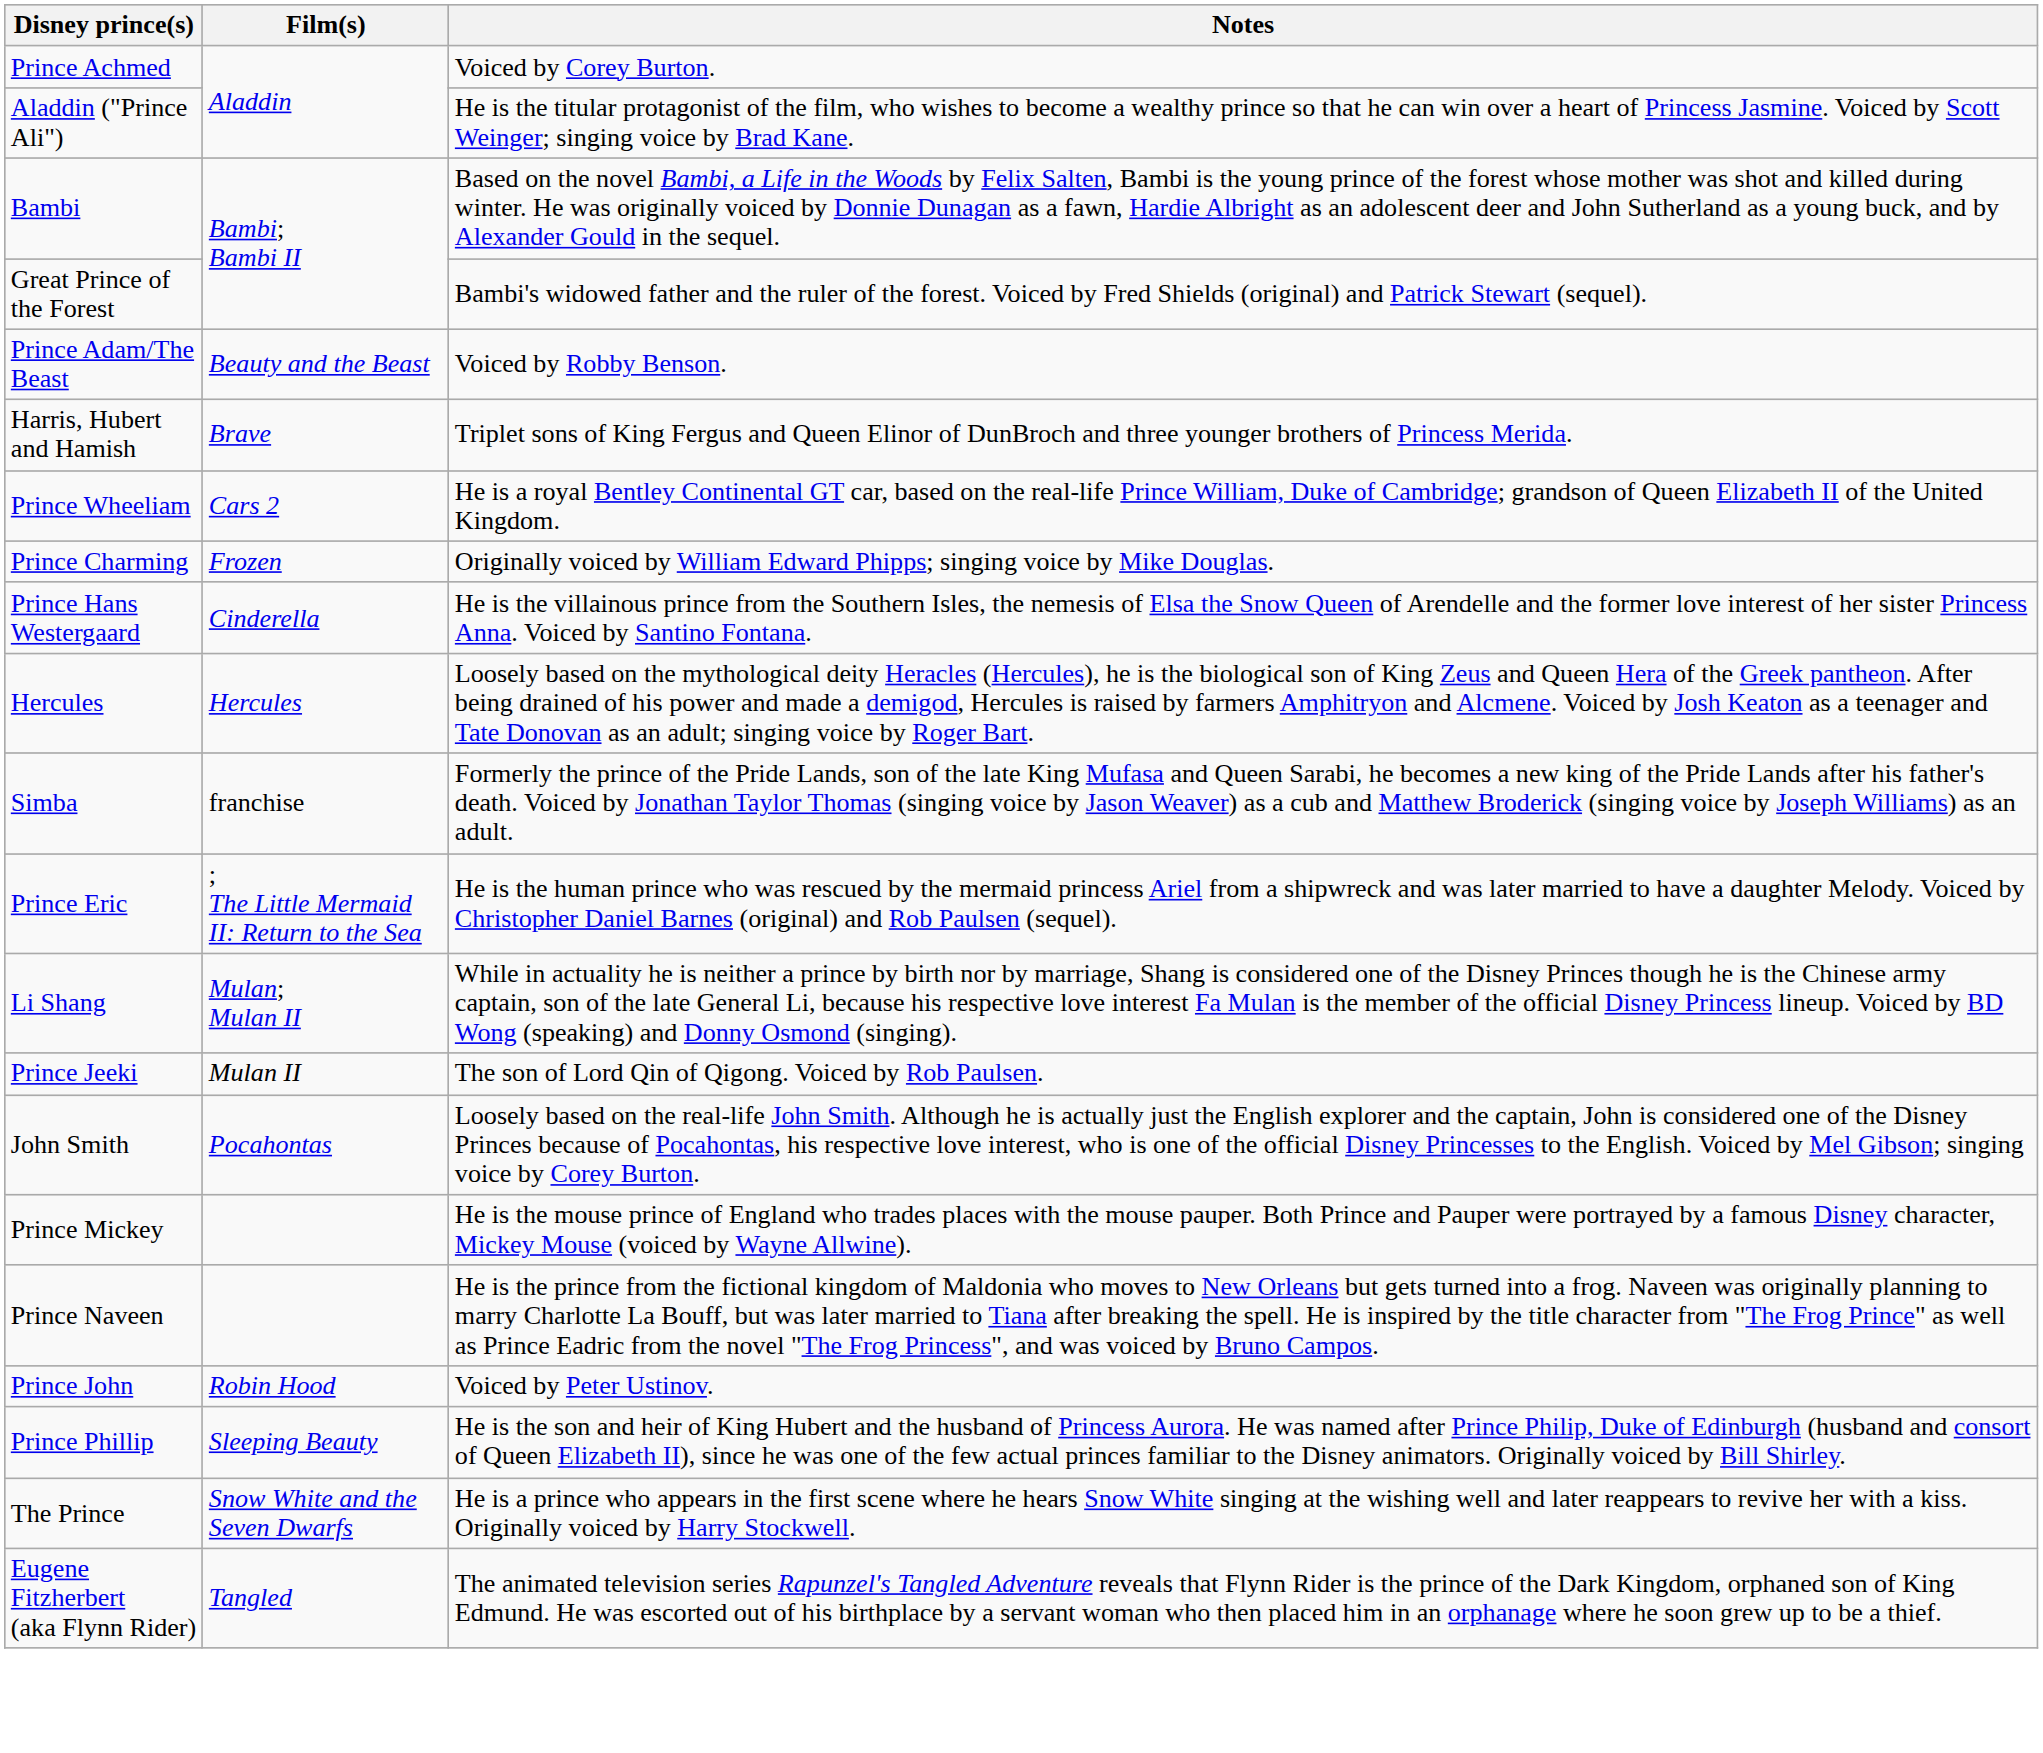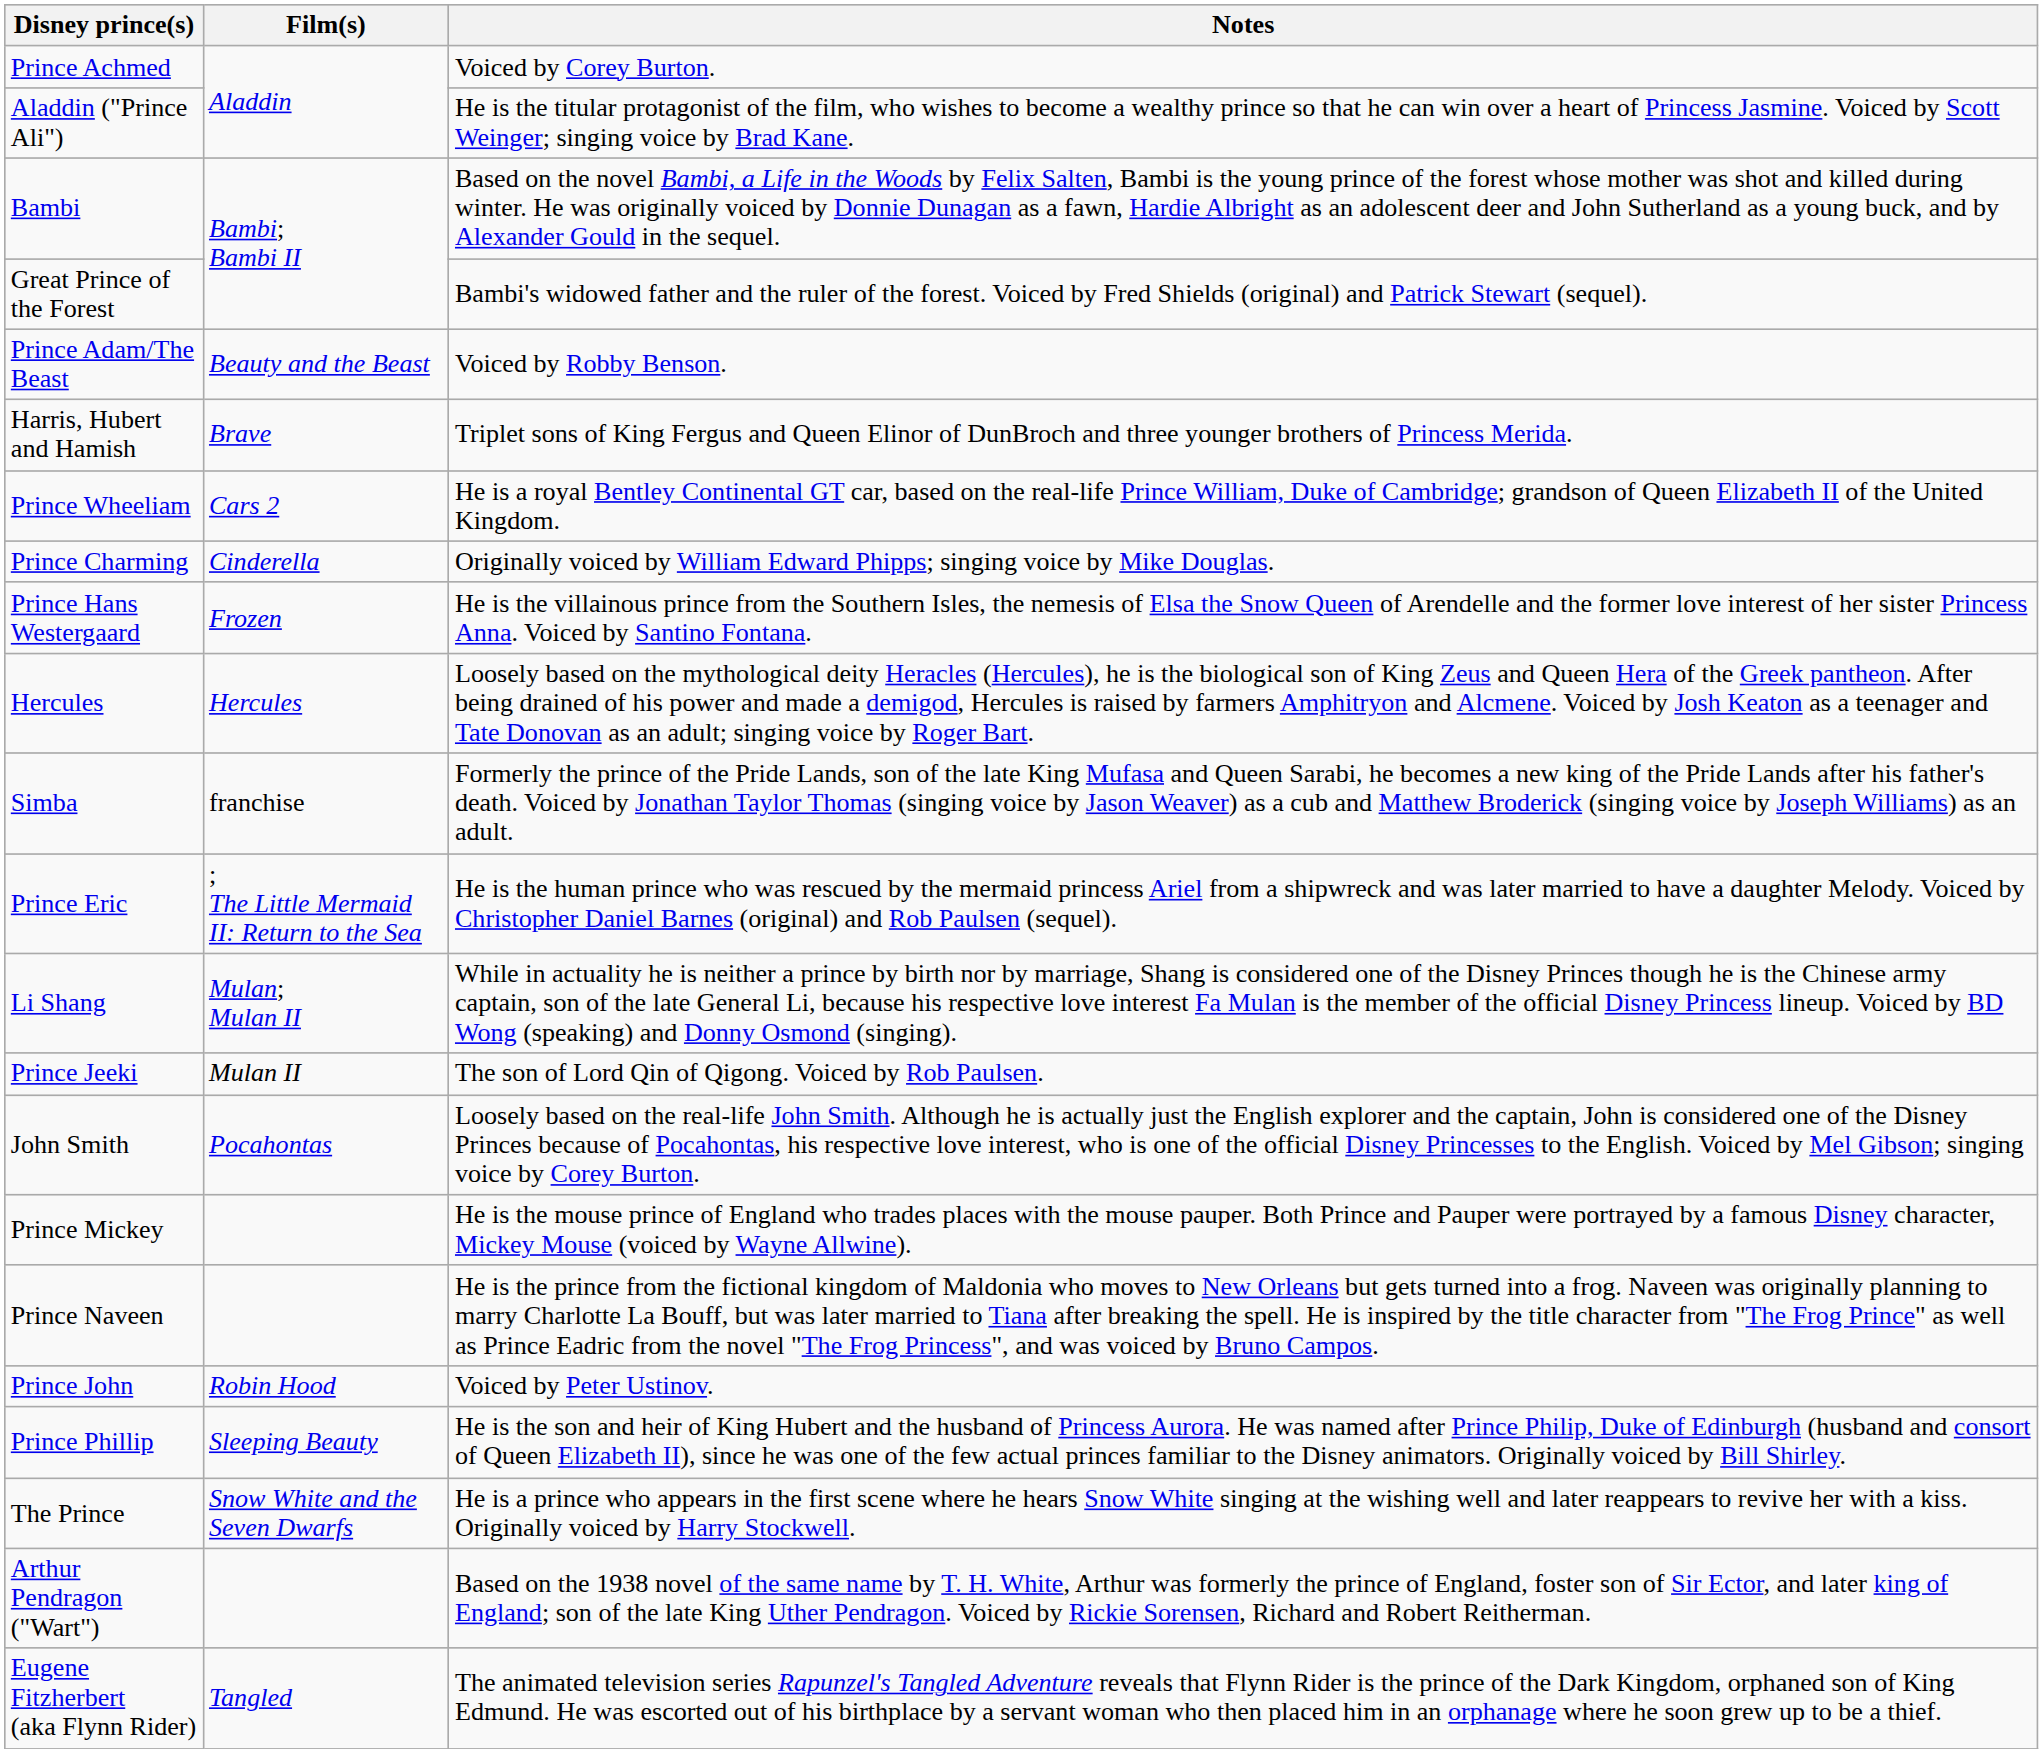(245, 561) Frozen -> (264, 561) Cinderella
(264, 617) Cinderella -> (245, 617) Frozen
+ row: (67, 1597)
